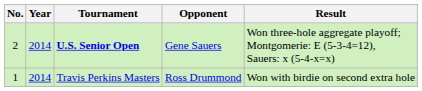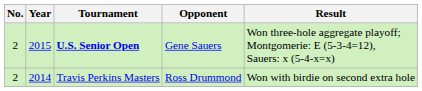(40, 45) 2014 -> (40, 45) 2015
(15, 77) 1 -> (15, 77) 2
